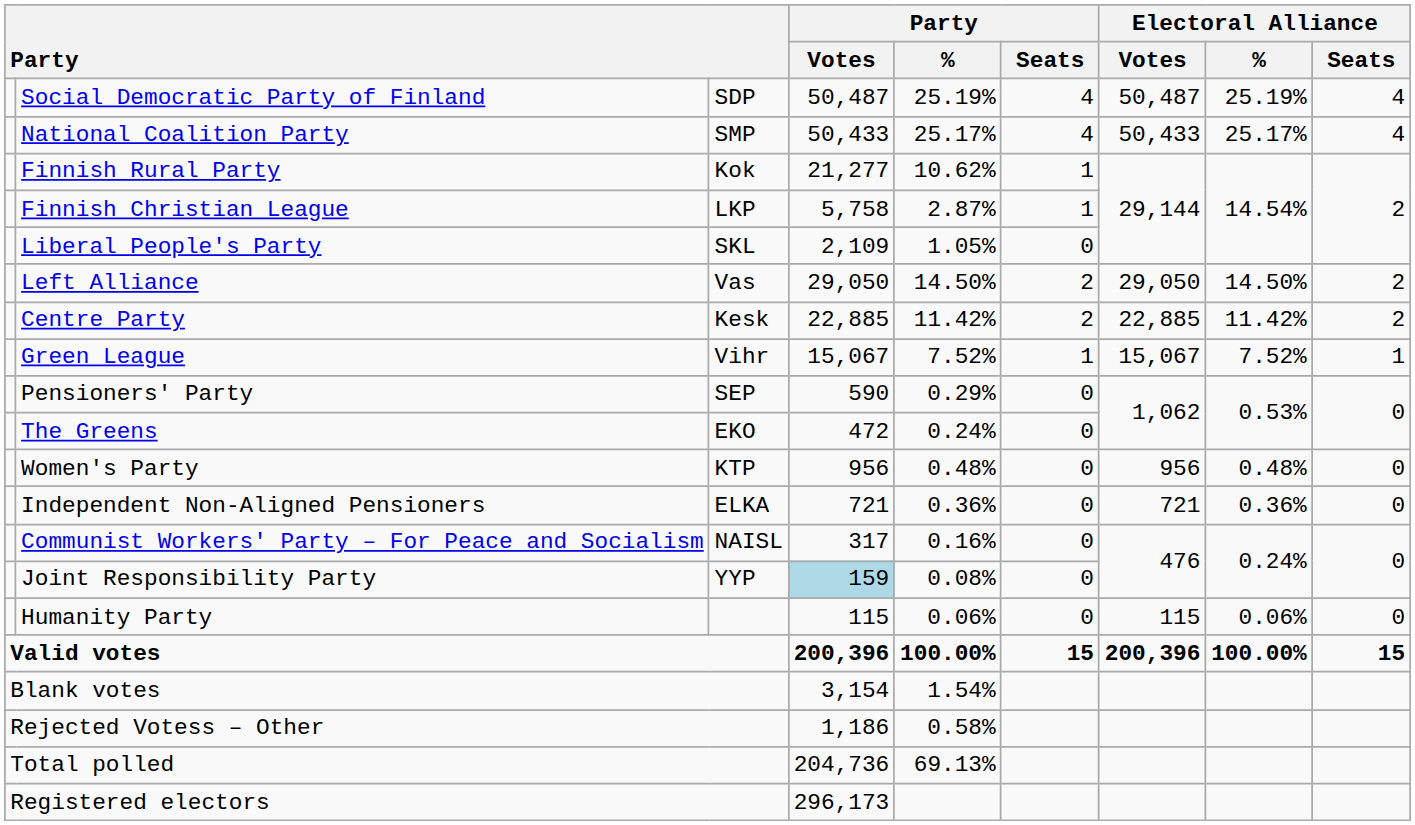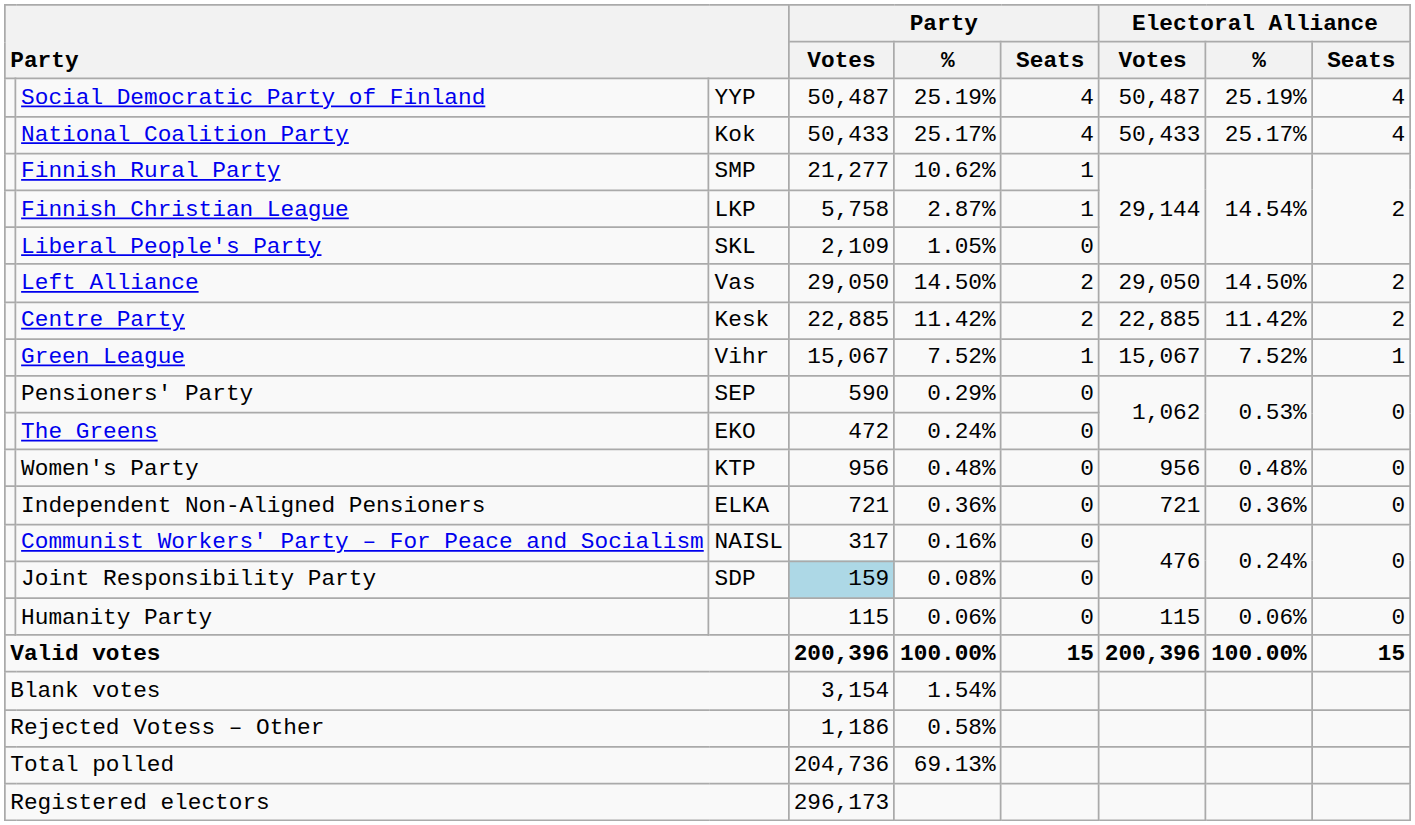(735, 98) SDP -> (735, 98) YYP
(735, 135) SMP -> (735, 135) Kok
(735, 172) Kok -> (735, 172) SMP
(735, 580) YYP -> (735, 580) SDP
